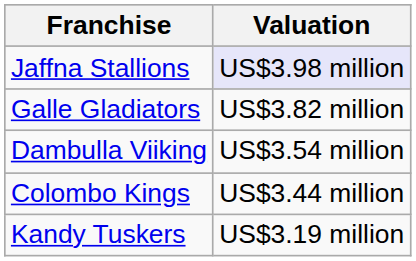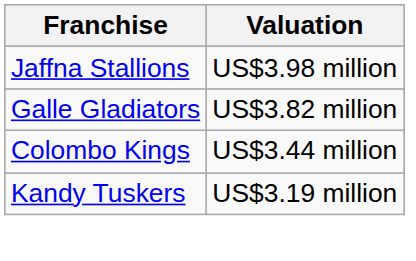(312, 67) lavender background -> (305, 67) no background
- row: (109, 151)
